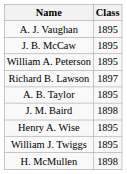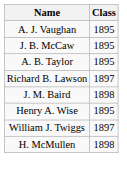- row: (49, 62)
rows swapped: (49, 78) <-> (49, 95)
(108, 144) 1895 -> (104, 128) 1897
